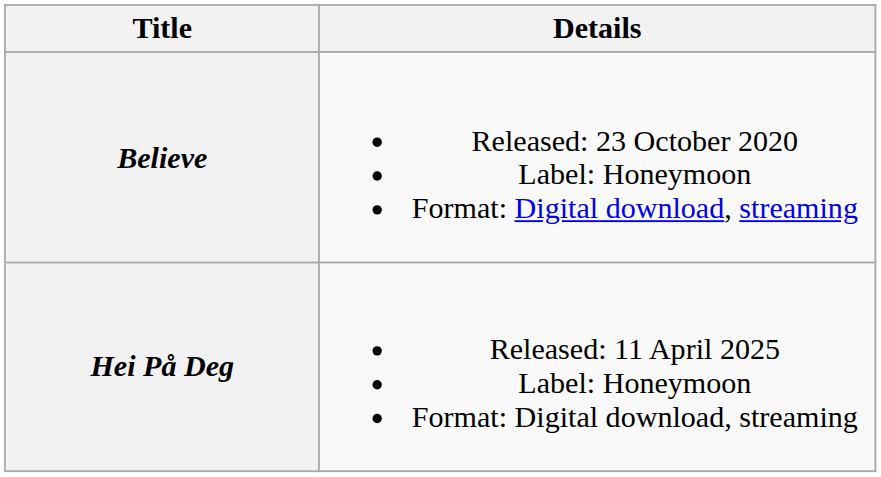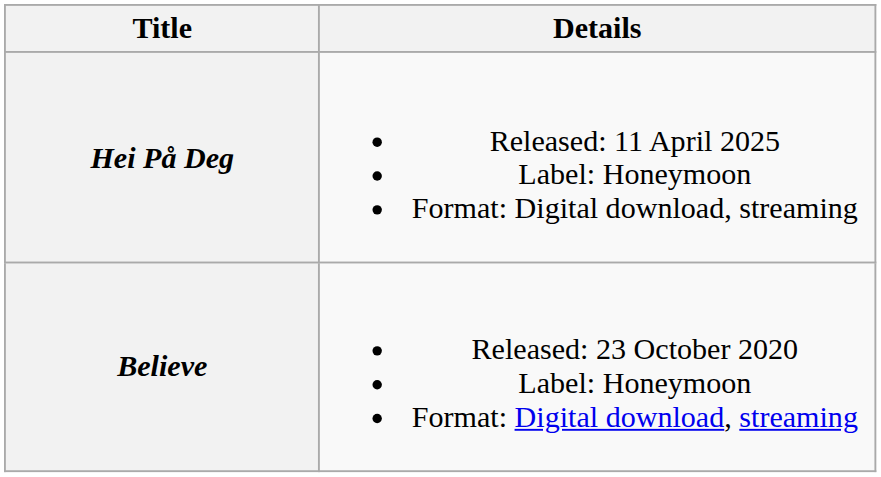rows swapped: (162, 156) <-> (162, 366)
